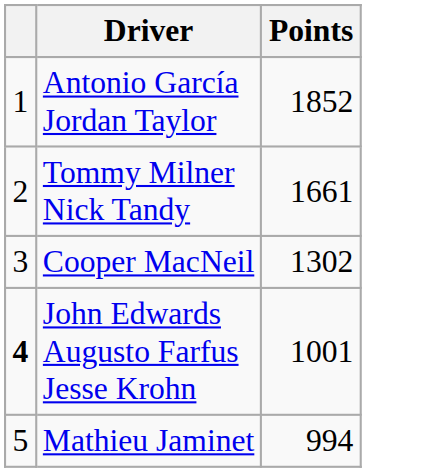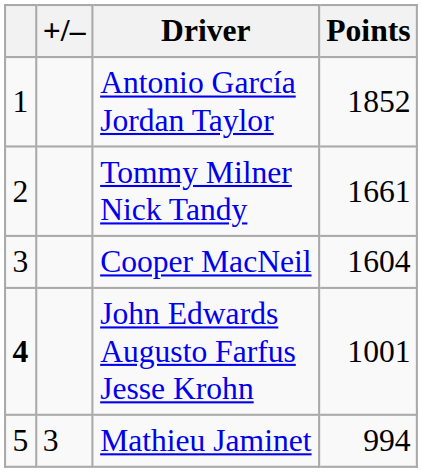+ column: (64, 30)
(322, 262) 1302 -> (379, 262) 1604
